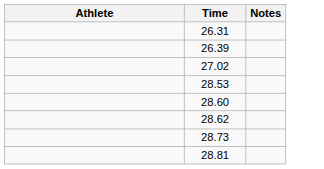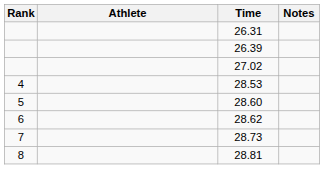+ column: (21, 13)
